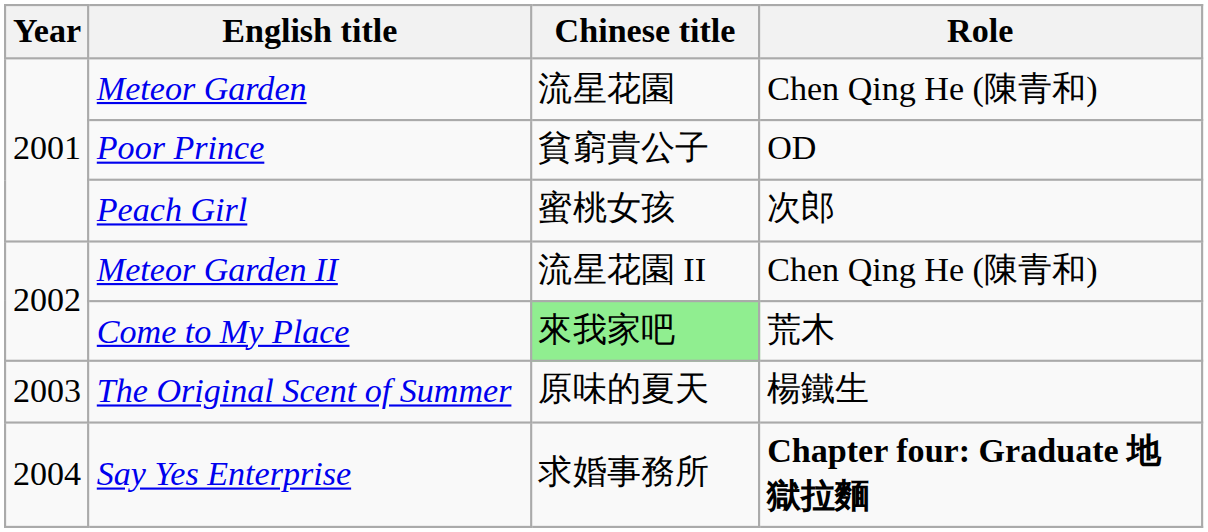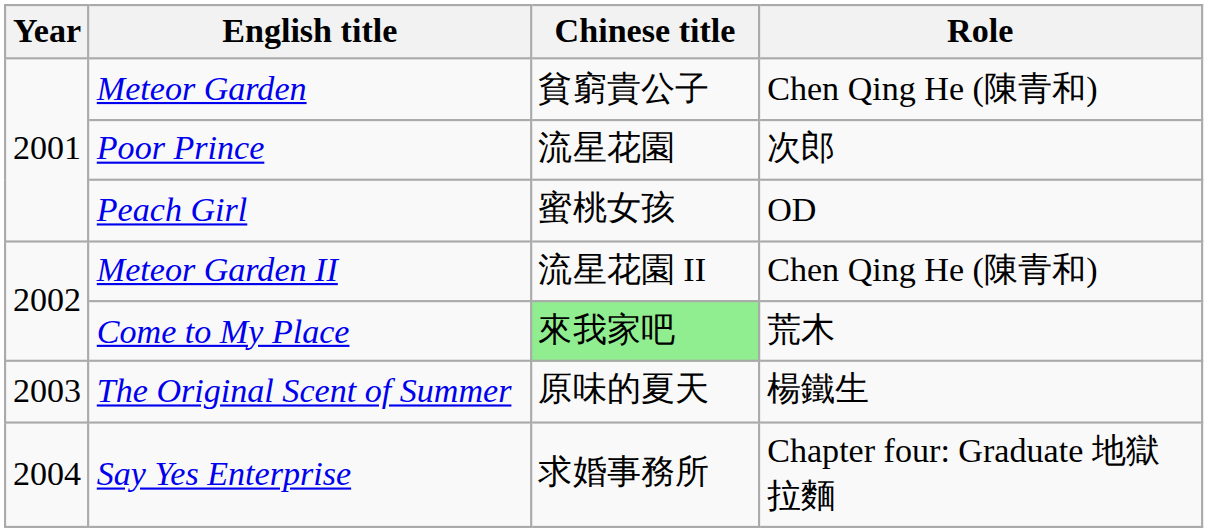(607, 87) 流星花園 -> (624, 87) 貧窮貴公子
(624, 148) 貧窮貴公子 -> (607, 148) 流星花園
(792, 149) OD -> (801, 148) 次郎
(801, 208) 次郎 -> (792, 209) OD
(964, 472) bold -> (964, 472) normal
